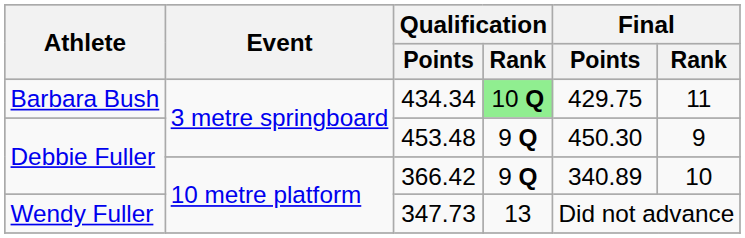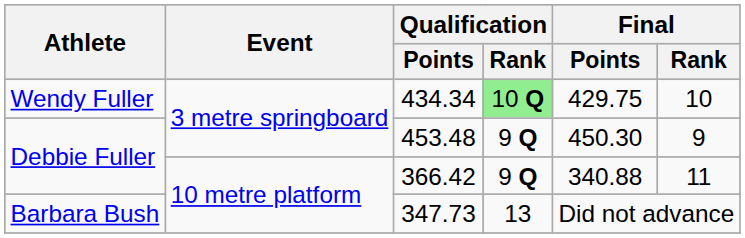(85, 99) Barbara Bush -> (82, 99) Wendy Fuller
(699, 99) 11 -> (699, 99) 10
(605, 176) 340.89 -> (605, 176) 340.88
(699, 176) 10 -> (699, 176) 11
(82, 215) Wendy Fuller -> (85, 215) Barbara Bush
